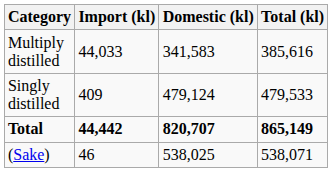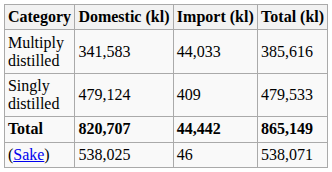columns swapped: (208, 17) <-> (117, 17)
